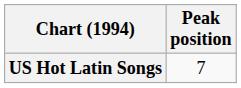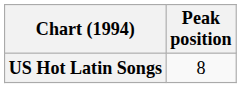(201, 67) 7 -> (201, 67) 8
